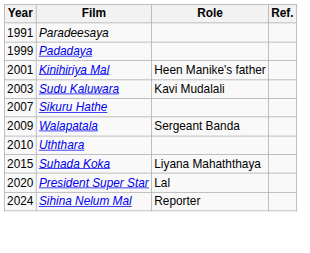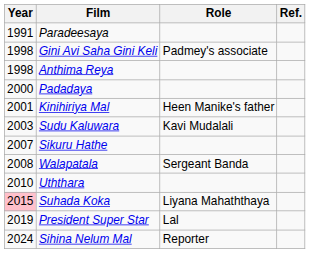+ row: (98, 51)
+ row: (76, 70)
(20, 51) 1999 -> (20, 88) 2000
(20, 126) 2009 -> (20, 164) 2008
(20, 164) no background -> (20, 201) pink background
(20, 182) 2020 -> (20, 220) 2019
